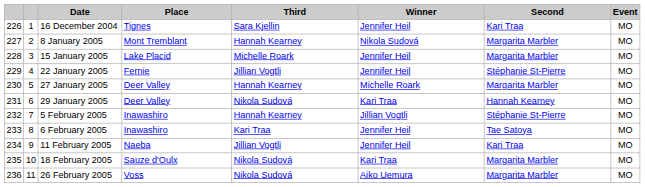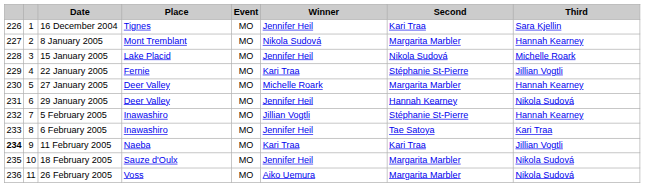columns swapped: (625, 11) <-> (295, 11)
(522, 56) Margarita Marbler -> (418, 56) Nikola Sudová
(385, 71) Jennifer Heil -> (281, 71) Kari Traa
(378, 100) Kari Traa -> (288, 100) Jennifer Heil
(14, 145) normal -> (14, 145) bold
(385, 145) Jennifer Heil -> (281, 145) Kari Traa
(378, 160) Kari Traa -> (288, 160) Jennifer Heil
